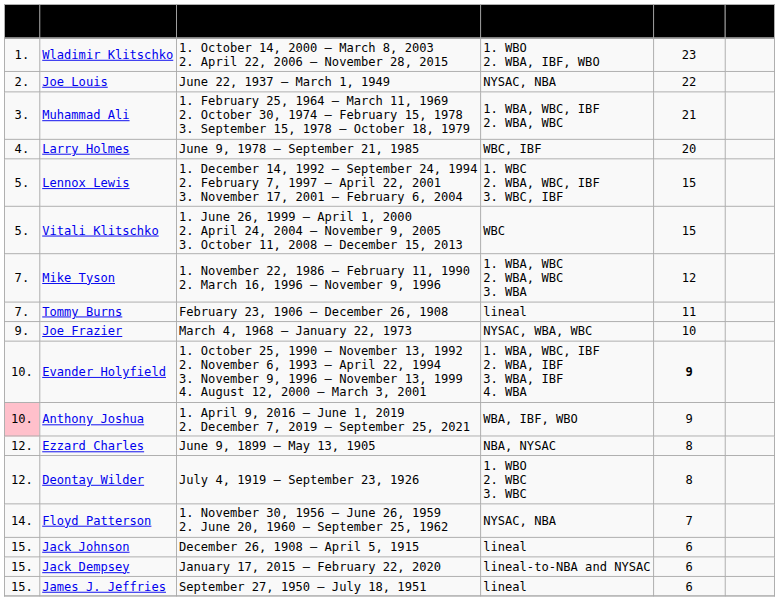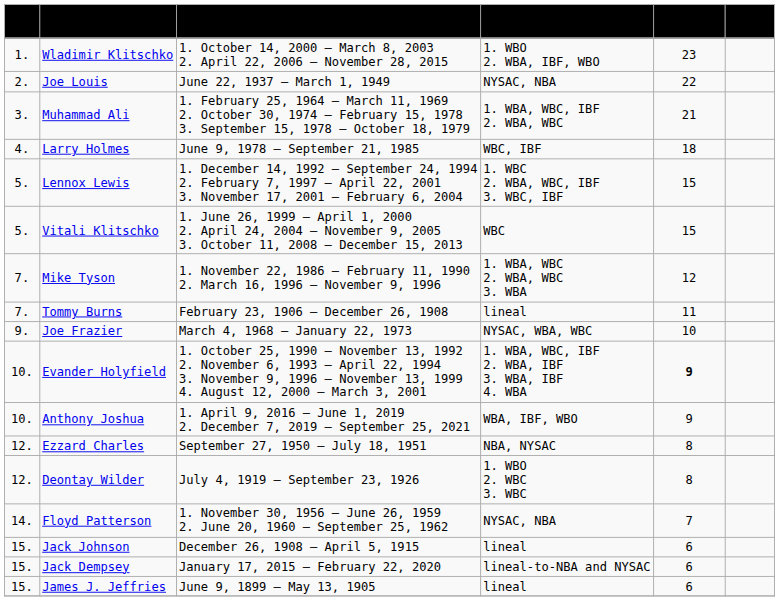(689, 149) 20 -> (689, 149) 18
(22, 419) pink background -> (22, 419) no background
(277, 446) June 9, 1899 — May 13, 1905 -> (303, 446) September 27, 1950 — July 18, 1951
(303, 586) September 27, 1950 — July 18, 1951 -> (277, 586) June 9, 1899 — May 13, 1905
